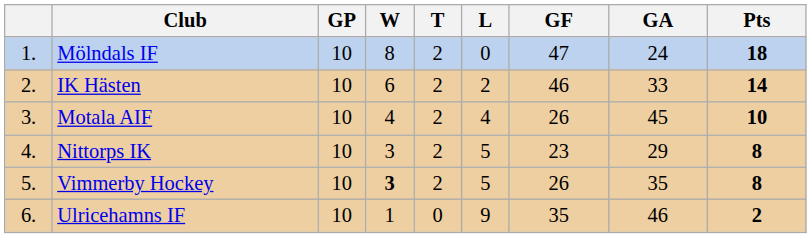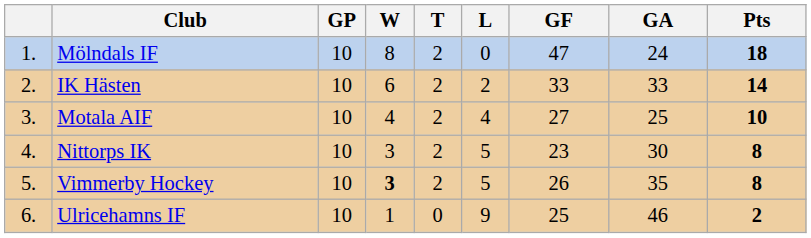(559, 85) 46 -> (559, 85) 33
(559, 118) 26 -> (559, 118) 27
(658, 118) 45 -> (658, 118) 25
(658, 150) 29 -> (658, 150) 30
(559, 215) 35 -> (559, 215) 25
